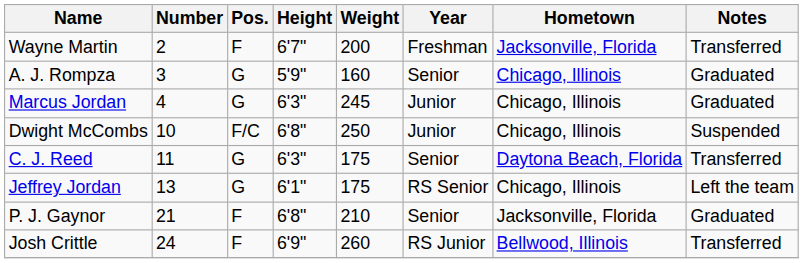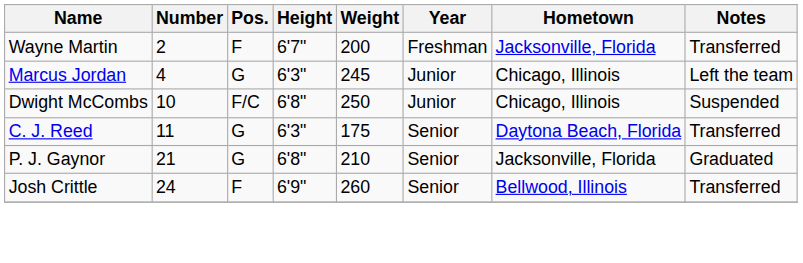- row: (62, 74)
(732, 103) Graduated -> (741, 74) Left the team
- row: (65, 187)
(237, 215) F -> (238, 159) G
(446, 243) RS Junior -> (433, 187) Senior
